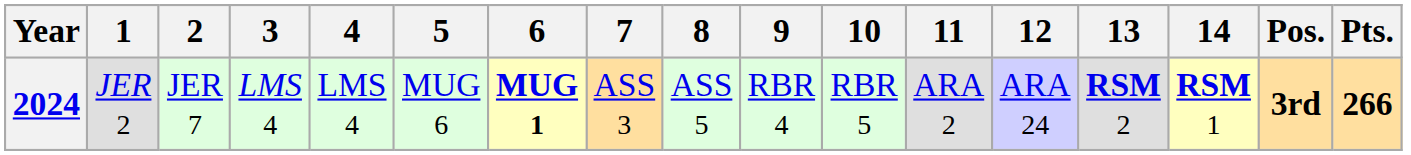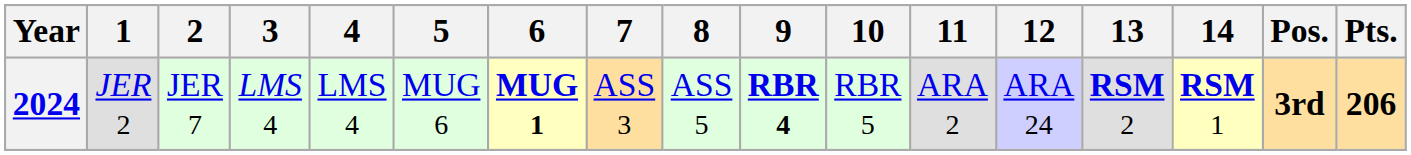(781, 103) normal -> (783, 103) bold
(1367, 103) 266 -> (1371, 103) 206
